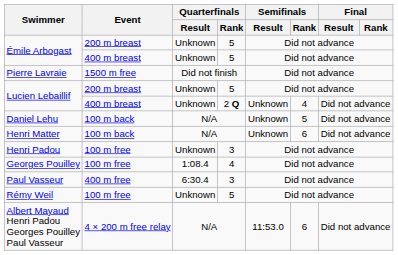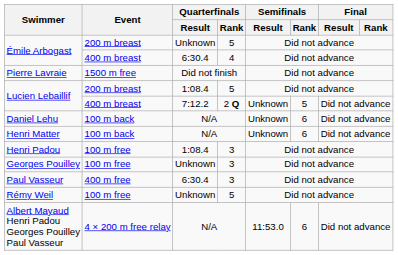(195, 58) Unknown -> (195, 58) 6:30.4
(232, 58) 5 -> (232, 58) 4
(195, 89) Unknown -> (195, 89) 1:08.4
(195, 104) Unknown -> (195, 104) 7:12.2
(304, 104) 4 -> (304, 104) 5
(304, 119) 5 -> (304, 119) 6
(195, 150) Unknown -> (195, 150) 1:08.4
(195, 165) 1:08.4 -> (195, 165) Unknown
(232, 165) 4 -> (232, 165) 3
